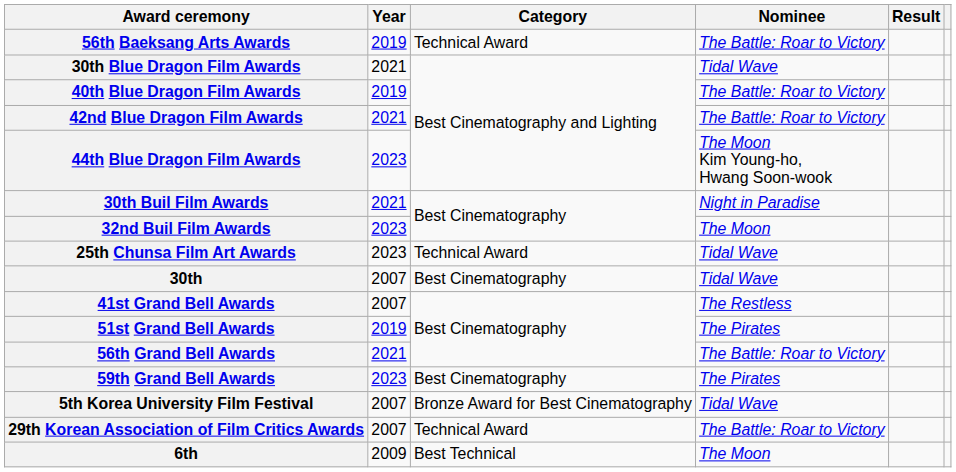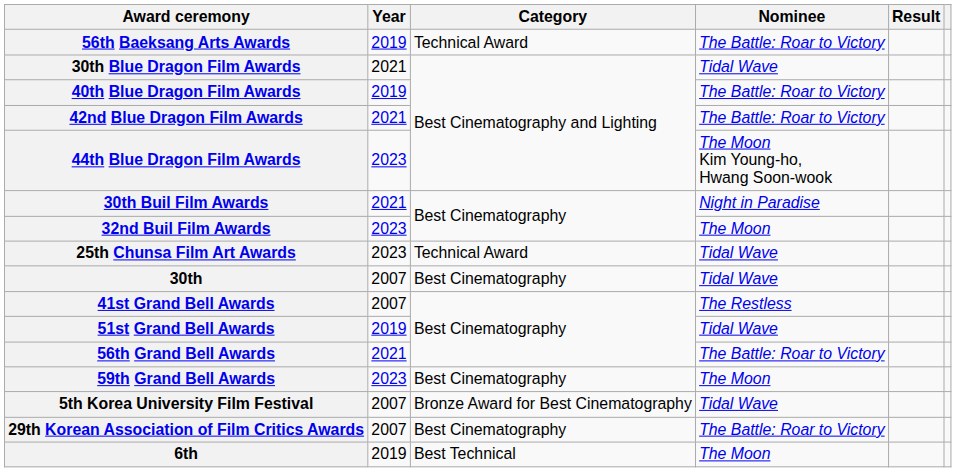(740, 329) The Pirates -> (739, 329) Tidal Wave
(740, 379) The Pirates -> (735, 379) The Moon
(471, 429) Technical Award -> (490, 429) Best Cinematography
(389, 454) 2009 -> (389, 454) 2019
